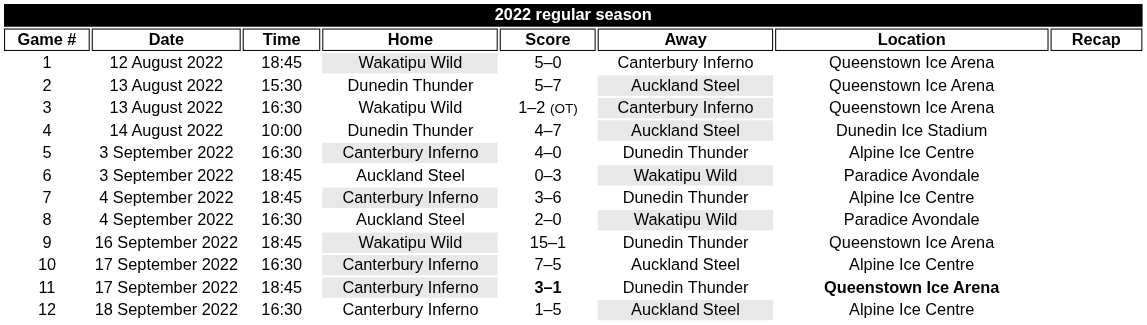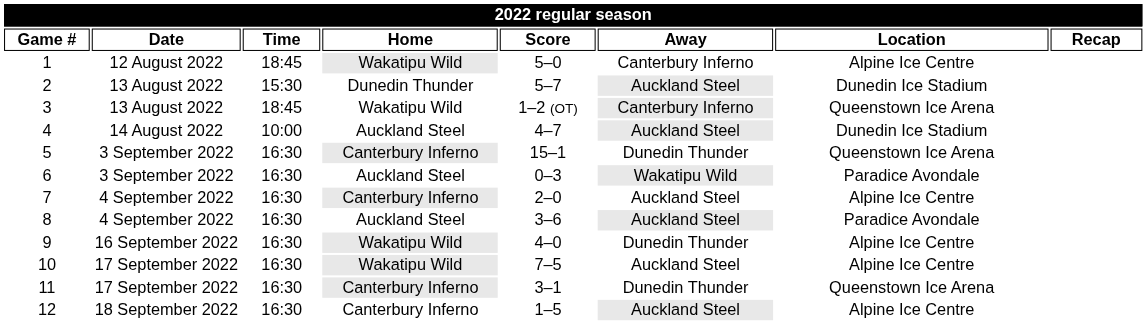(912, 63) Queenstown Ice Arena -> (912, 63) Alpine Ice Centre
(912, 85) Queenstown Ice Arena -> (912, 85) Dunedin Ice Stadium
(282, 108) 16:30 -> (282, 108) 18:45
(410, 130) Dunedin Thunder -> (410, 130) Auckland Steel
(548, 152) 4–0 -> (548, 152) 15–1
(912, 152) Alpine Ice Centre -> (912, 152) Queenstown Ice Arena
(282, 175) 18:45 -> (282, 175) 16:30
(282, 197) 18:45 -> (282, 197) 16:30
(548, 197) 3–6 -> (548, 197) 2–0
(686, 197) Dunedin Thunder -> (686, 197) Auckland Steel
(548, 220) 2–0 -> (548, 220) 3–6
(686, 220) Wakatipu Wild -> (686, 220) Auckland Steel
(282, 242) 18:45 -> (282, 242) 16:30
(548, 242) 15–1 -> (548, 242) 4–0
(912, 242) Queenstown Ice Arena -> (912, 242) Alpine Ice Centre
(410, 265) Canterbury Inferno -> (410, 265) Wakatipu Wild
(282, 287) 18:45 -> (282, 287) 16:30
(548, 287) bold -> (548, 287) normal
(912, 287) bold -> (912, 287) normal
